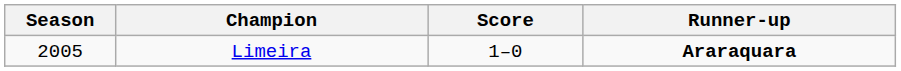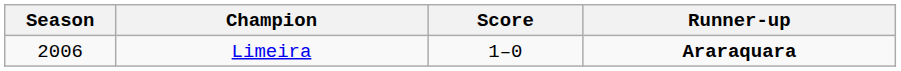(60, 51) 2005 -> (60, 51) 2006
